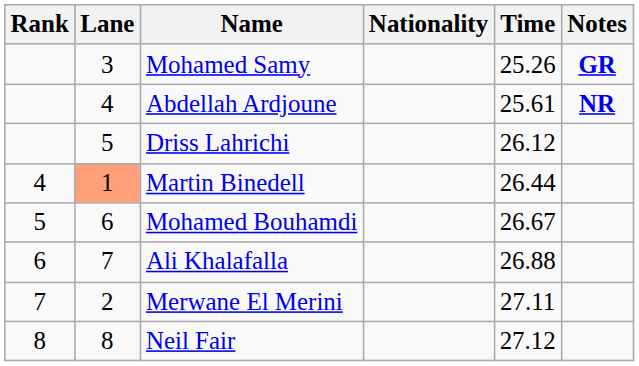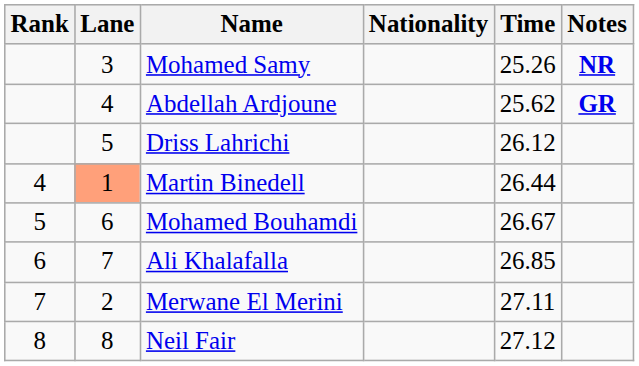(597, 63) GR -> (597, 63) NR
(528, 103) 25.61 -> (528, 103) 25.62
(597, 103) NR -> (597, 103) GR
(528, 261) 26.88 -> (528, 261) 26.85
